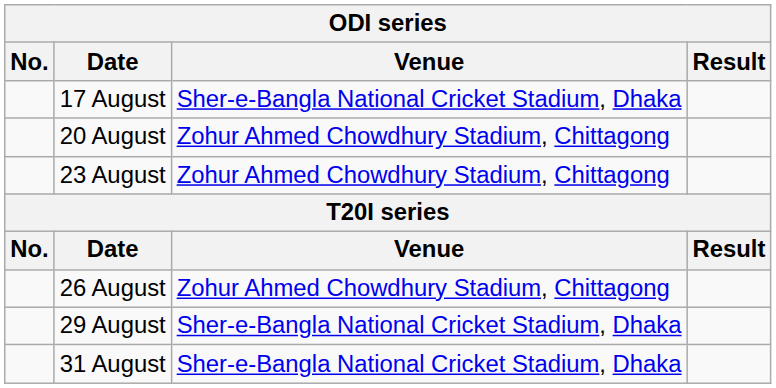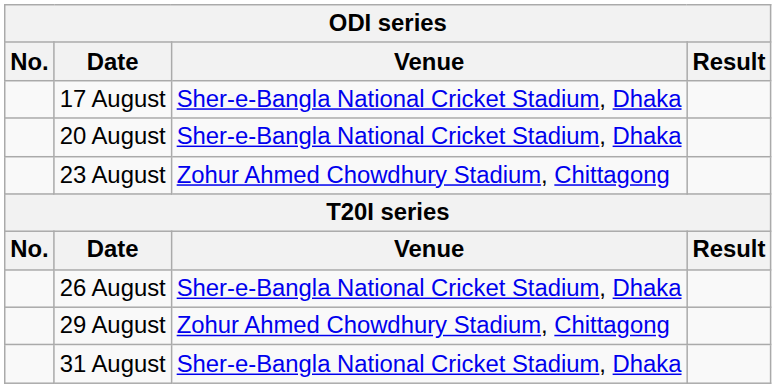(423, 136) Zohur Ahmed Chowdhury Stadium, Chittagong -> (429, 136) Sher-e-Bangla National Cricket Stadium, Dhaka
(423, 288) Zohur Ahmed Chowdhury Stadium, Chittagong -> (429, 288) Sher-e-Bangla National Cricket Stadium, Dhaka
(429, 325) Sher-e-Bangla National Cricket Stadium, Dhaka -> (423, 325) Zohur Ahmed Chowdhury Stadium, Chittagong
